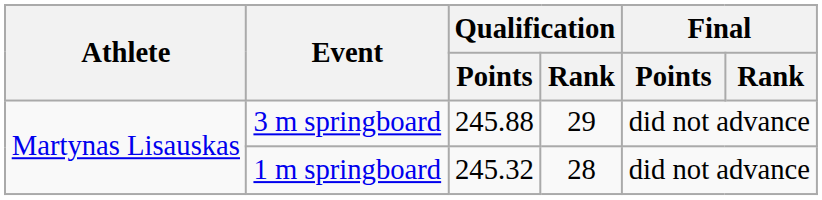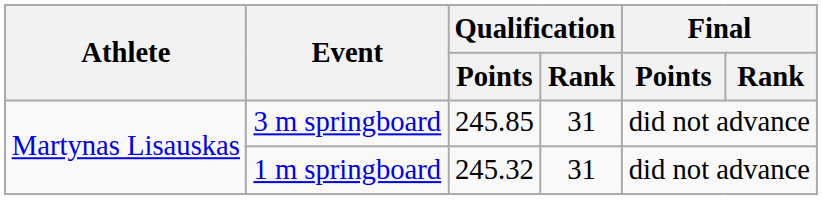(494, 123) 245.88 -> (494, 123) 245.85
(581, 123) 29 -> (581, 123) 31
(581, 170) 28 -> (581, 170) 31
